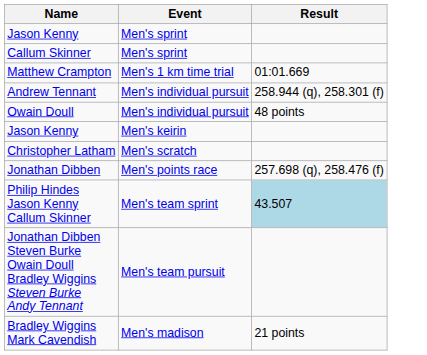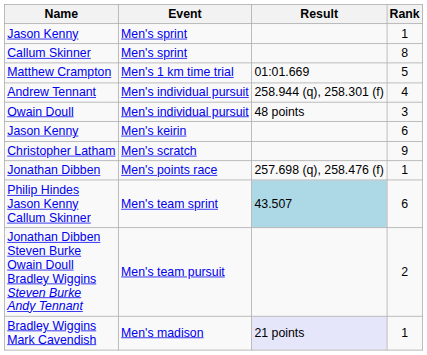+ column: (405, 14)
(279, 333) no background -> (279, 333) lavender background
